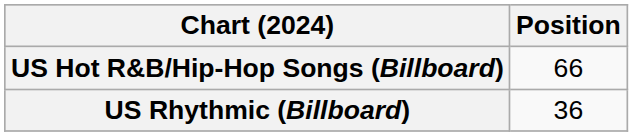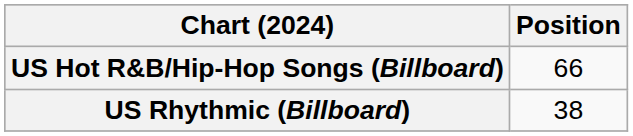(568, 109) 36 -> (568, 109) 38
